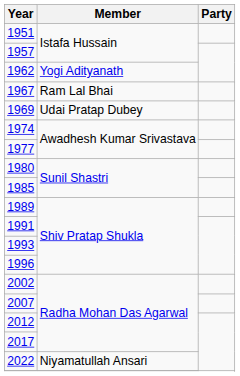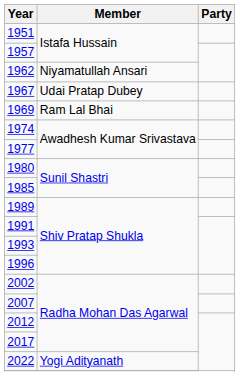(82, 71) Yogi Adityanath -> (94, 71) Niyamatullah Ansari
(76, 91) Ram Lal Bhai -> (91, 91) Udai Pratap Dubey
(91, 110) Udai Pratap Dubey -> (76, 110) Ram Lal Bhai
(94, 361) Niyamatullah Ansari -> (82, 361) Yogi Adityanath
